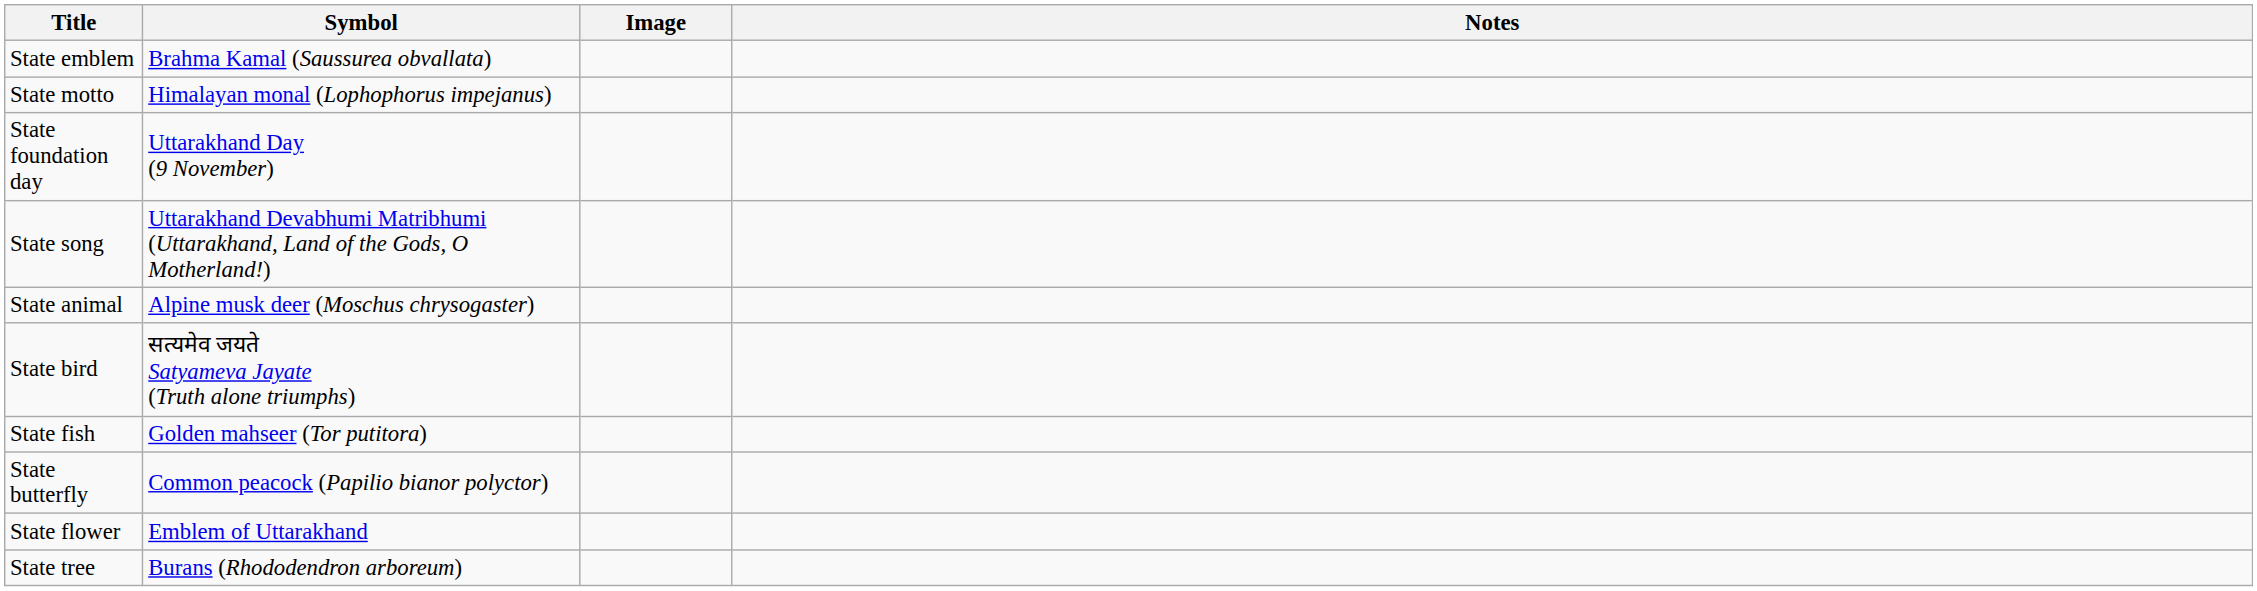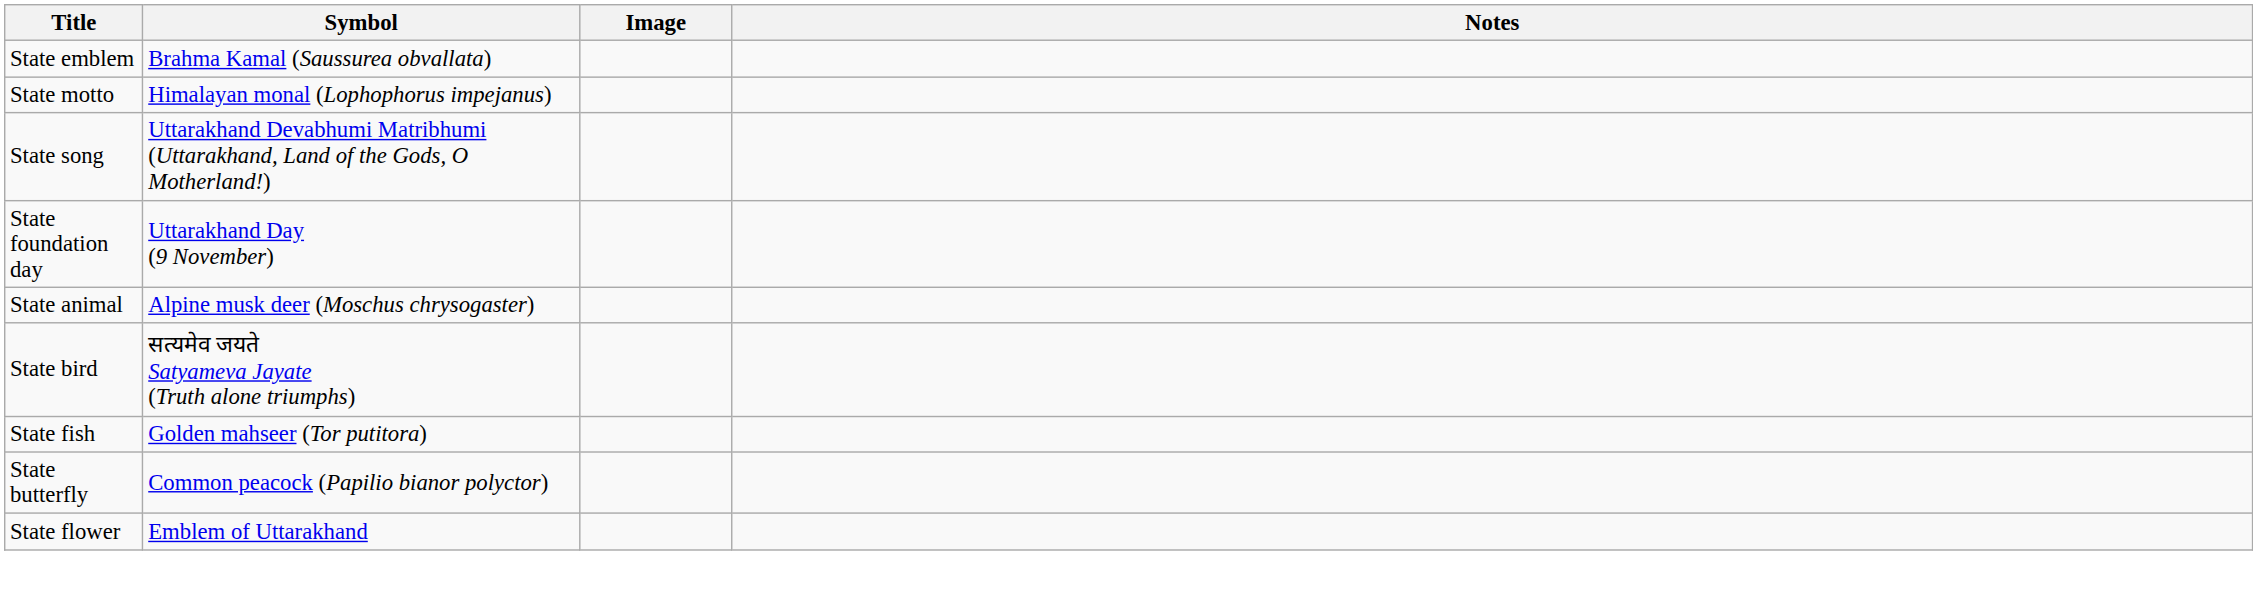rows swapped: (57, 243) <-> (59, 156)
- row: (53, 567)
